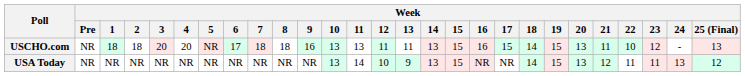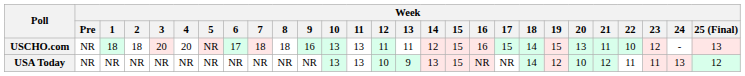(433, 46) 13 -> (433, 46) 12
(359, 63) 14 -> (359, 63) 13
(556, 63) 15 -> (556, 63) 12
(581, 63) 13 -> (581, 63) 10
